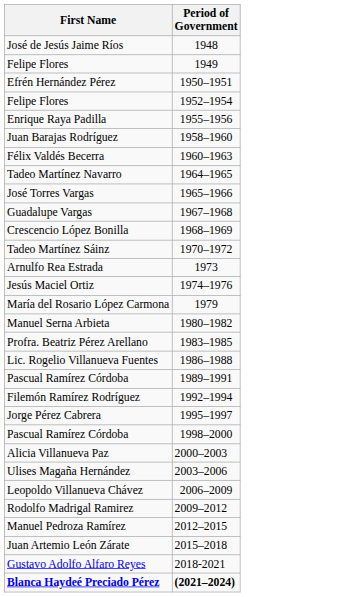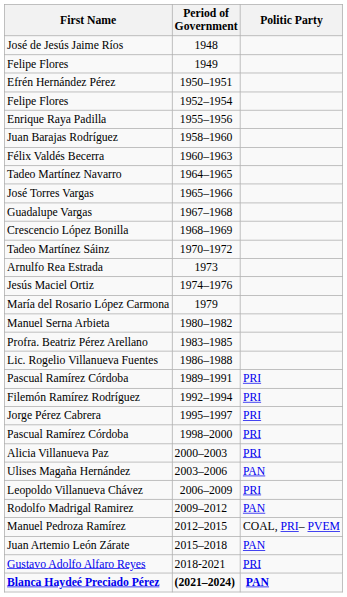+ column: (291, 20)
